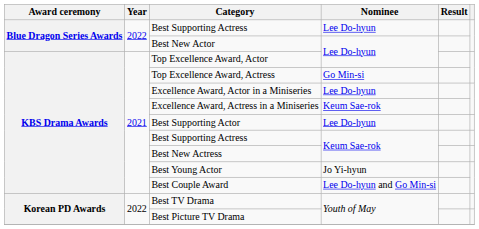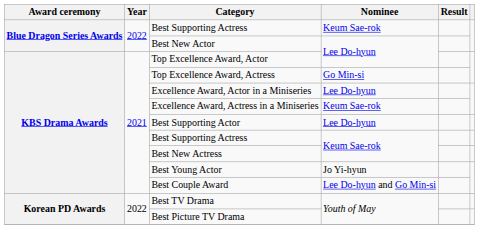(349, 28) Lee Do-hyun -> (352, 28) Keum Sae-rok
